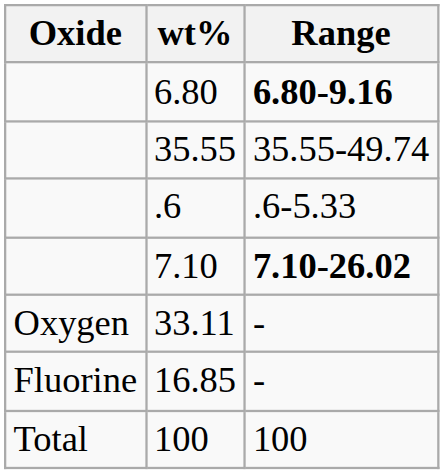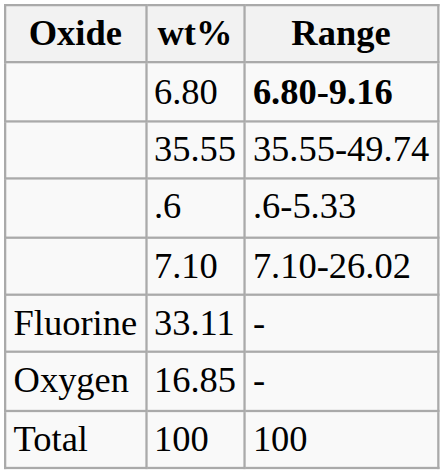(332, 264) bold -> (332, 264) normal
(71, 322) Oxygen -> (75, 322) Fluorine
(75, 380) Fluorine -> (71, 380) Oxygen
